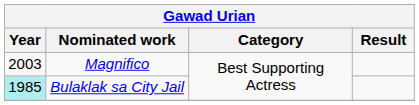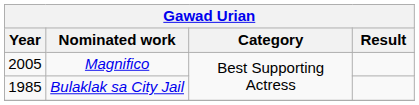(25, 64) 2003 -> (25, 64) 2005
(25, 87) paleturquoise background -> (25, 87) no background
